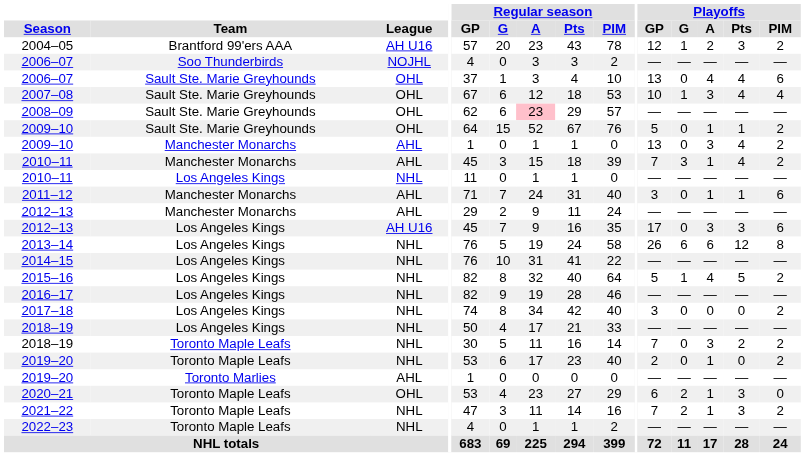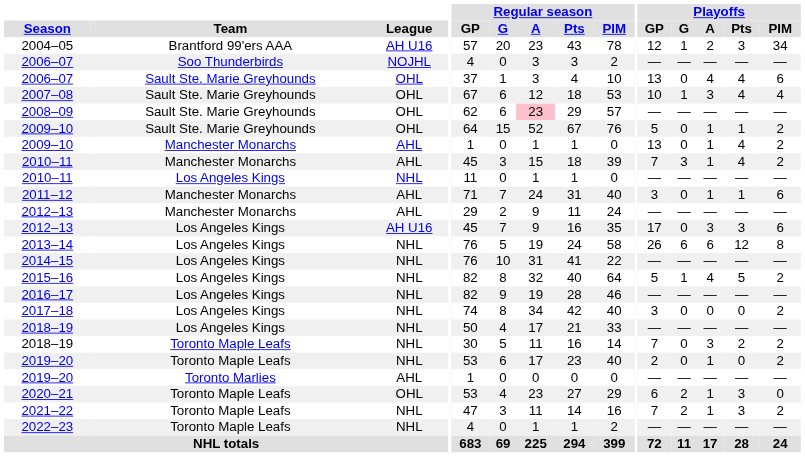(780, 45) 2 -> (780, 45) 34
(710, 145) 3 -> (710, 145) 1
